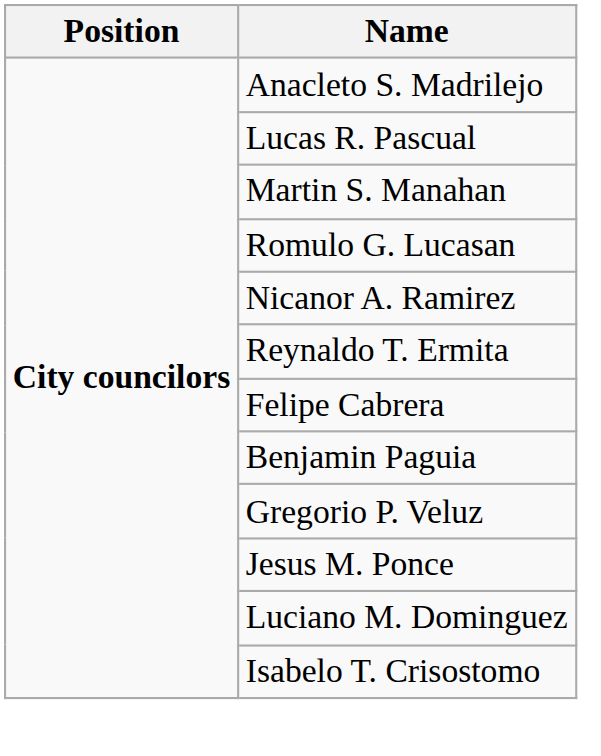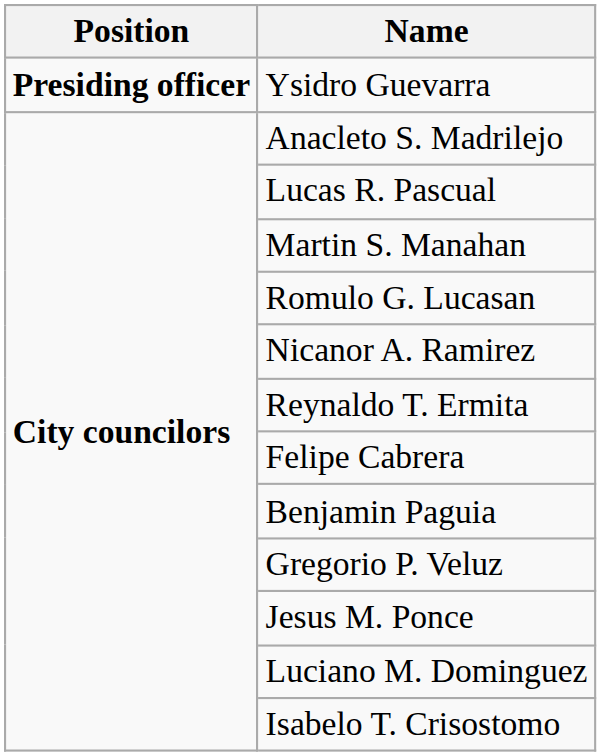+ row: (378, 84)
